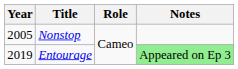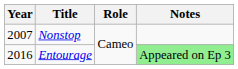(20, 34) 2005 -> (20, 34) 2007
(20, 54) 2019 -> (20, 54) 2016
